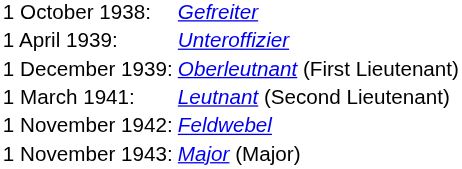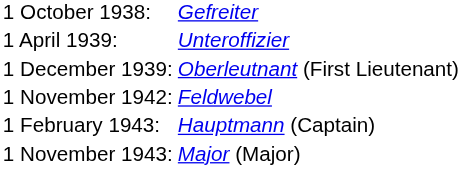- row: (69, 97)
+ row: (81, 125)
